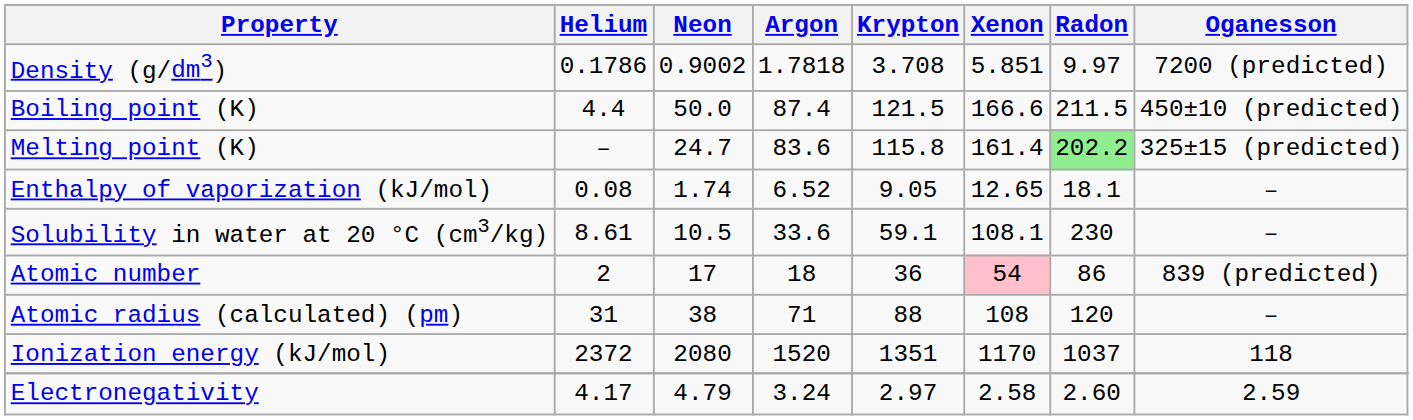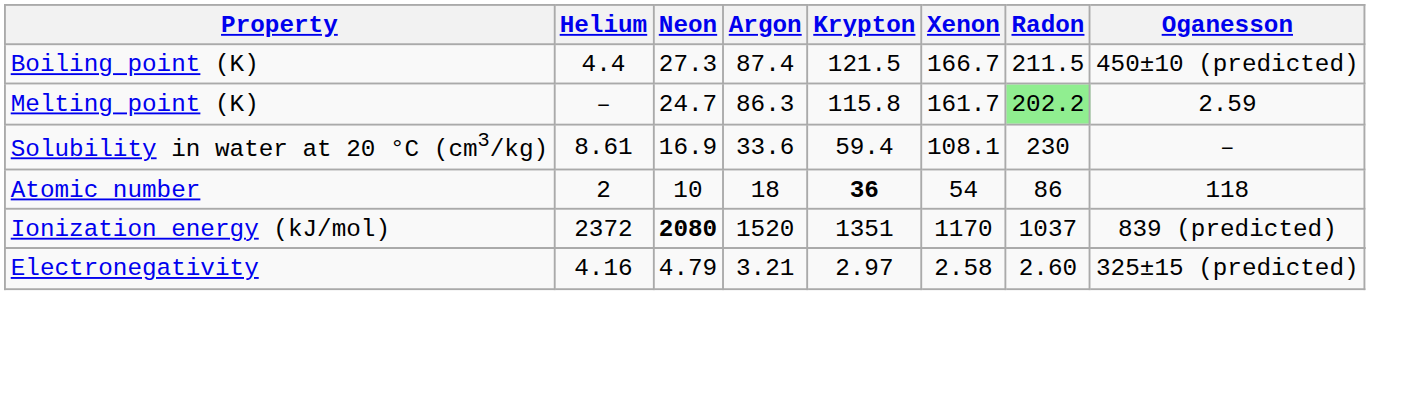- row: (119, 67)
(703, 110) 50.0 -> (688, 64) 27.3
(1007, 110) 166.6 -> (963, 64) 166.7
(802, 150) 83.6 -> (765, 104) 86.3
(1007, 150) 161.4 -> (963, 104) 161.7
(1271, 150) 325±15 (predicted) -> (1227, 104) 2.59
- row: (251, 189)
(703, 232) 10.5 -> (688, 147) 16.9
(908, 232) 59.1 -> (864, 147) 59.4
(703, 275) 17 -> (688, 189) 10
(908, 275) normal -> (864, 189) bold
(1007, 275) pink background -> (963, 189) no background
(1271, 275) 839 (predicted) -> (1227, 189) 118
- row: (237, 315)
(703, 354) normal -> (688, 229) bold
(1271, 354) 118 -> (1227, 229) 839 (predicted)
(603, 394) 4.17 -> (603, 269) 4.16
(802, 394) 3.24 -> (765, 269) 3.21
(1271, 394) 2.59 -> (1227, 269) 325±15 (predicted)
